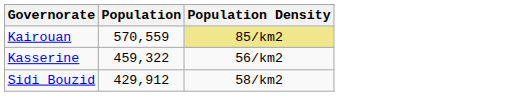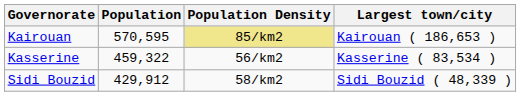+ column: (425, 15)
(141, 37) 570,559 -> (141, 37) 570,595
